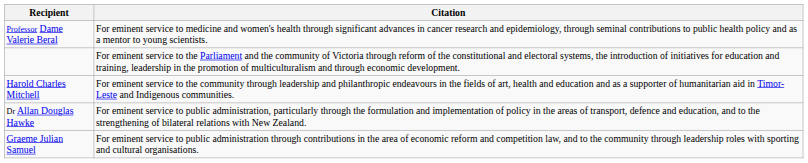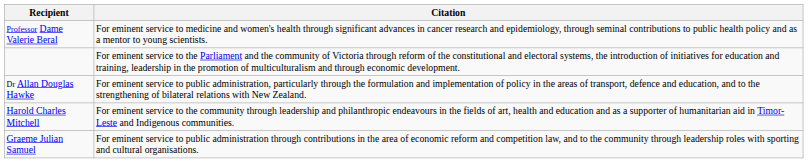rows swapped: (40, 117) <-> (36, 89)
